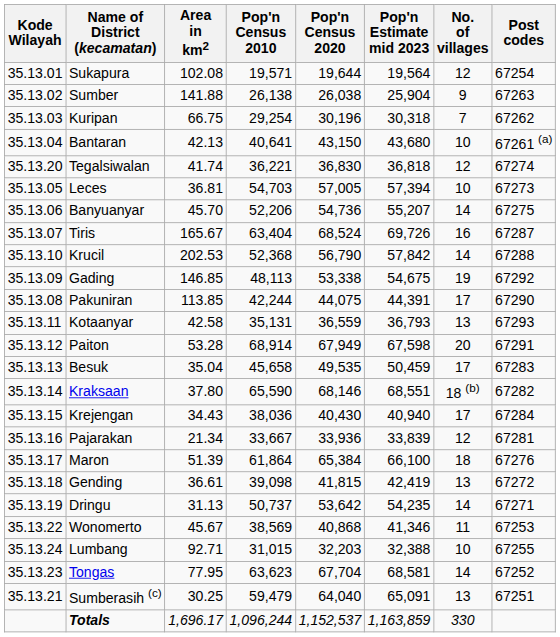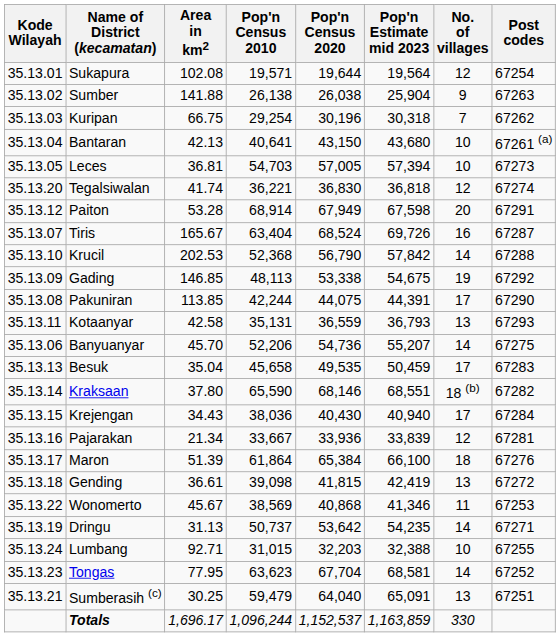rows swapped: (88, 188) <-> (109, 166)
rows swapped: (107, 211) <-> (89, 345)
rows swapped: (90, 505) <-> (105, 527)
